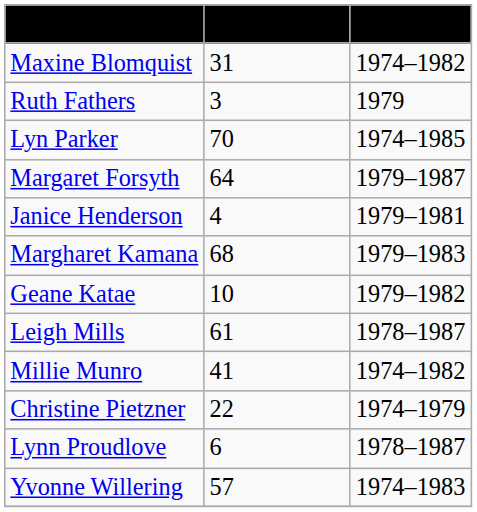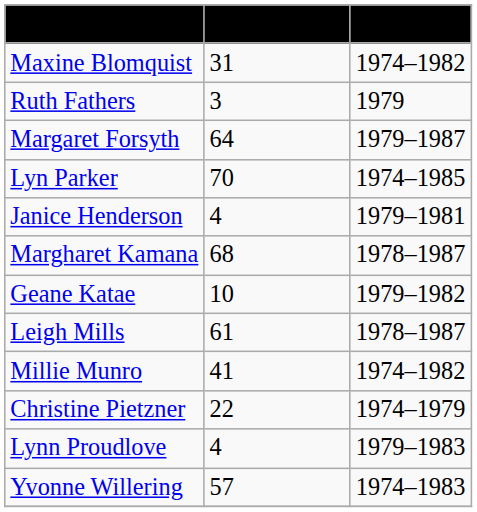rows swapped: (95, 178) <-> (64, 139)
(411, 255) 1979–1983 -> (411, 255) 1978–1987
(216, 448) 6 -> (216, 448) 4
(411, 448) 1978–1987 -> (411, 448) 1979–1983
